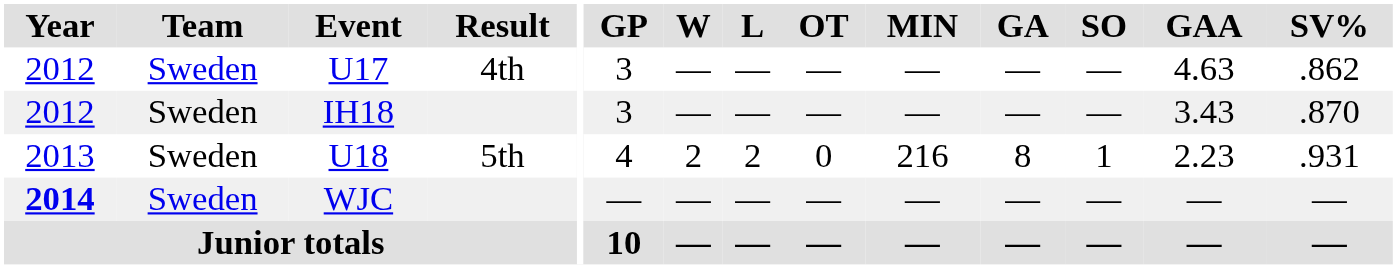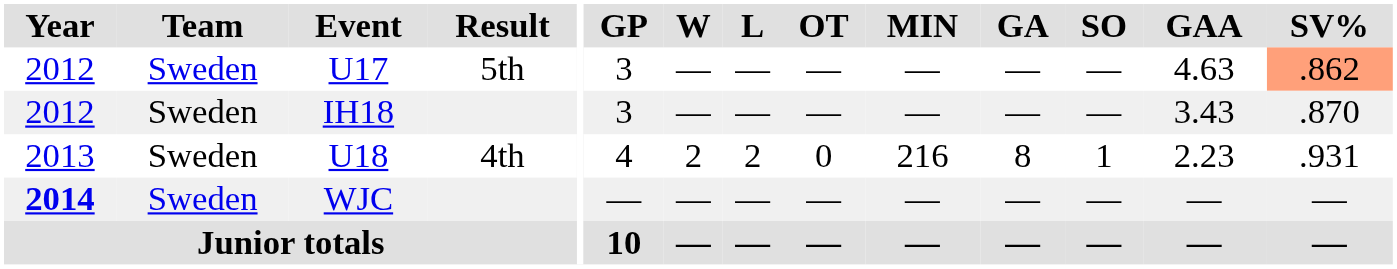(503, 68) 4th -> (503, 68) 5th
(1329, 68) no background -> (1329, 68) lightsalmon background
(503, 155) 5th -> (503, 155) 4th
